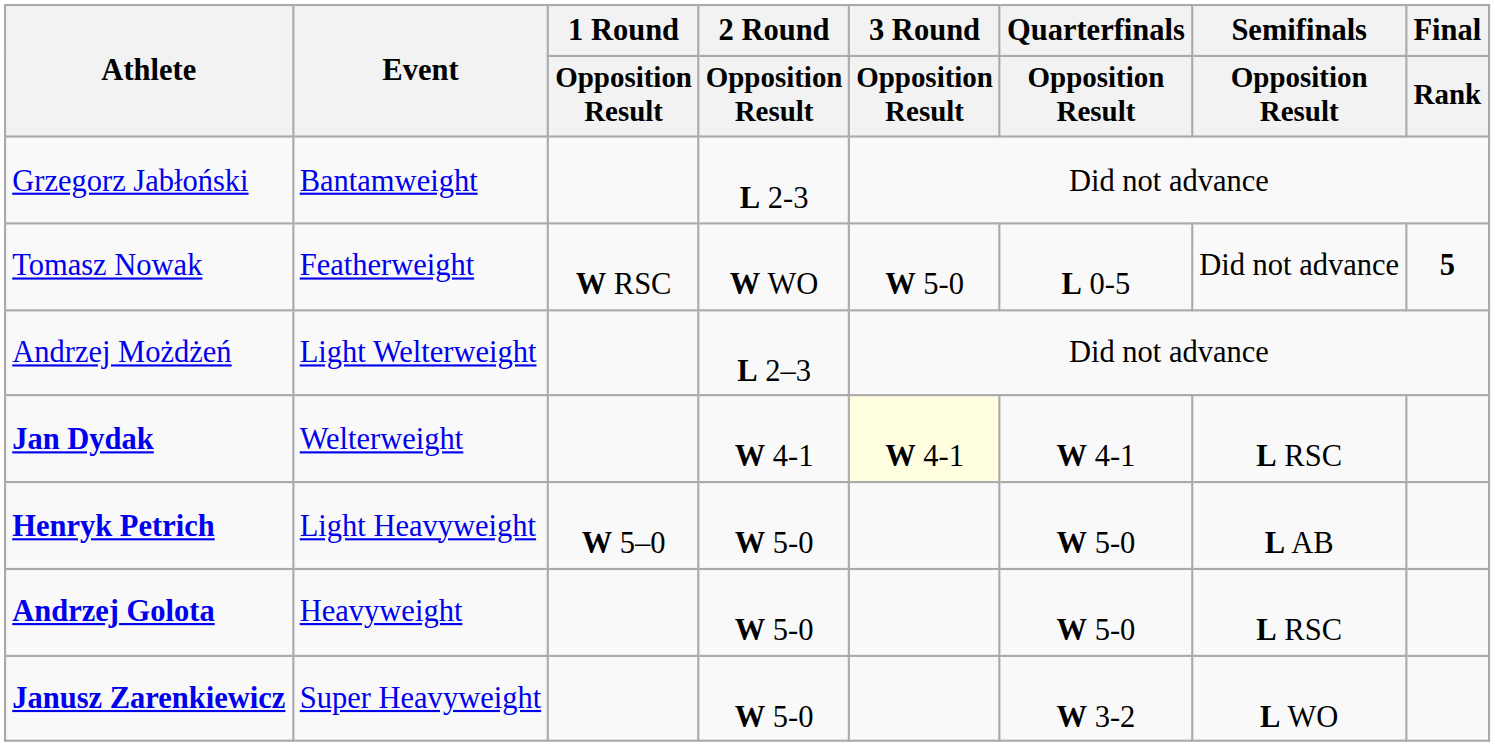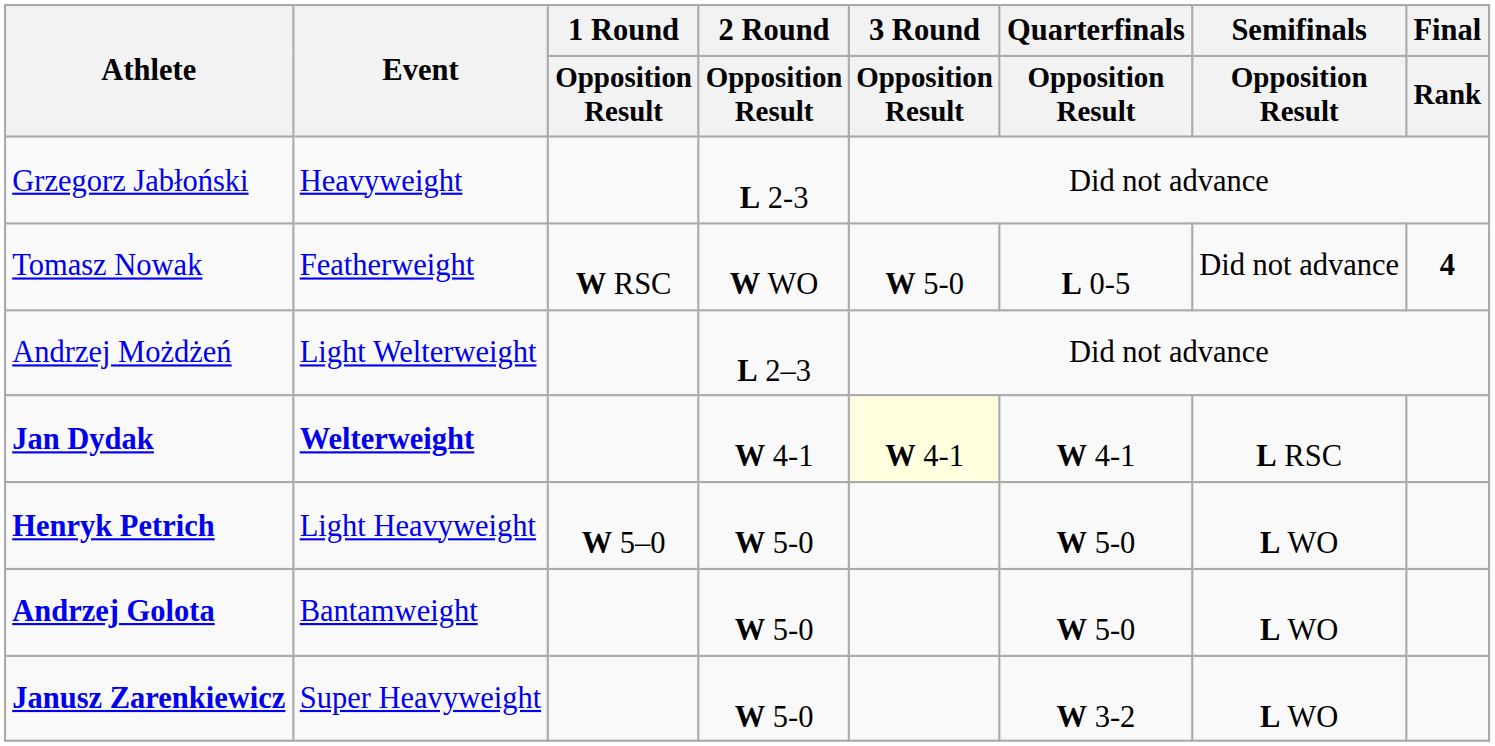(389, 179) Bantamweight -> (381, 179) Heavyweight
(1447, 266) 5 -> (1447, 266) 4
(382, 439) normal -> (387, 439) bold
(1299, 543) L AB -> (1299, 543) L WO
(381, 611) Heavyweight -> (389, 611) Bantamweight
(1299, 629) L RSC -> (1299, 629) L WO
